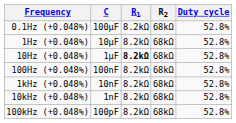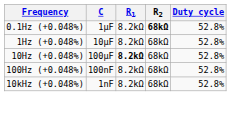(106, 28) 100μF -> (106, 28) 1μF
(163, 28) normal -> (158, 28) bold
(111, 56) 1μF -> (101, 56) 100μF
- row: (53, 84)
- row: (48, 112)
